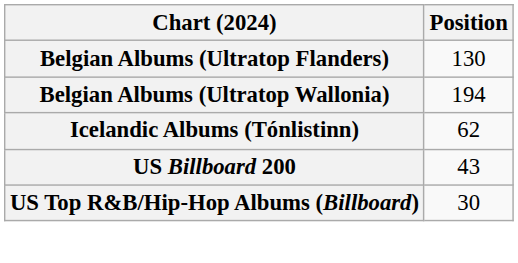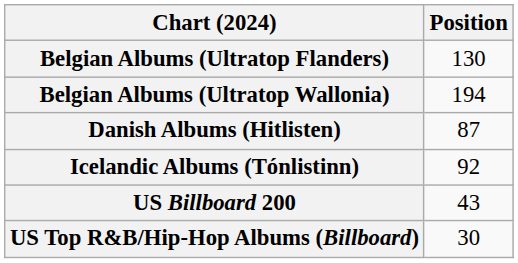+ row: (214, 130)
(469, 130) 62 -> (469, 166) 92
